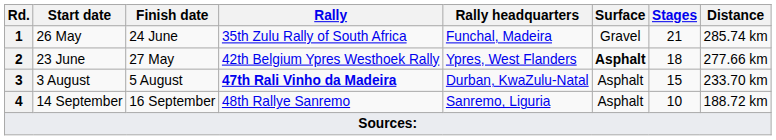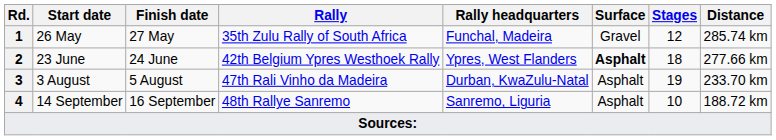(154, 37) 24 June -> (152, 37) 27 May
(674, 37) 21 -> (674, 37) 12
(152, 58) 27 May -> (154, 58) 24 June
(309, 80) bold -> (305, 80) normal
(674, 80) 15 -> (674, 80) 19
